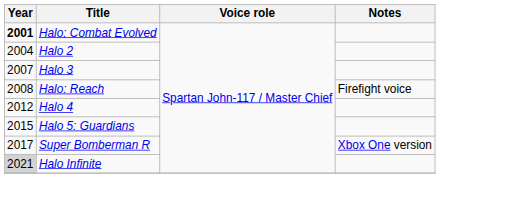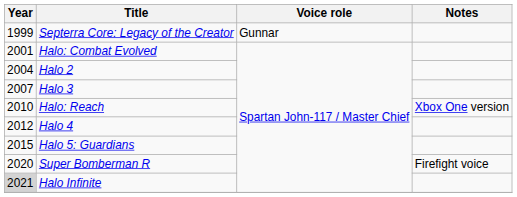+ row: (136, 32)
(20, 32) bold -> (20, 51) normal
(20, 88) 2008 -> (20, 107) 2010
(375, 88) Firefight voice -> (462, 107) Xbox One version
(20, 145) 2017 -> (20, 164) 2020
(385, 145) Xbox One version -> (452, 164) Firefight voice
